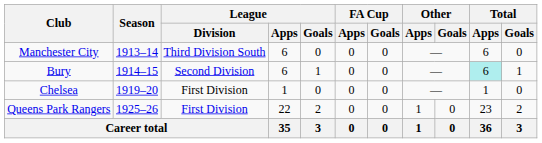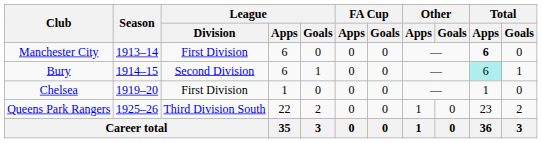(215, 52) Third Division South -> (215, 52) First Division
(486, 52) normal -> (486, 52) bold
(215, 109) First Division -> (215, 109) Third Division South
